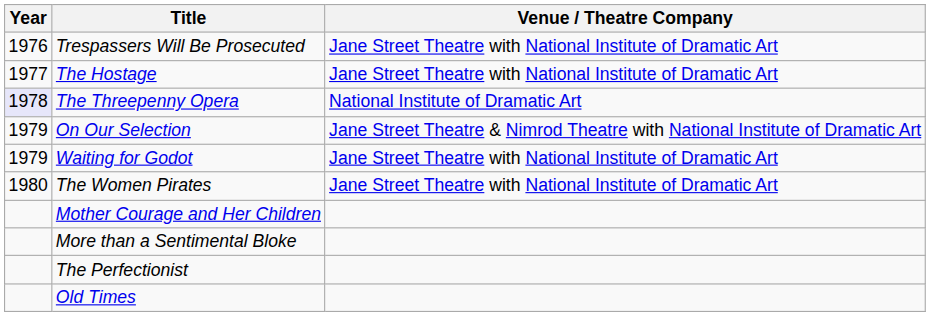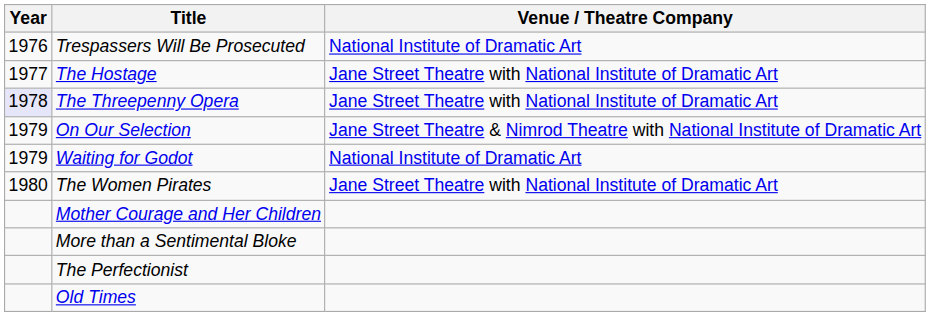(553, 46) Jane Street Theatre with National Institute of Dramatic Art -> (455, 46) National Institute of Dramatic Art
(455, 102) National Institute of Dramatic Art -> (553, 102) Jane Street Theatre with National Institute of Dramatic Art
(553, 158) Jane Street Theatre with National Institute of Dramatic Art -> (455, 158) National Institute of Dramatic Art
